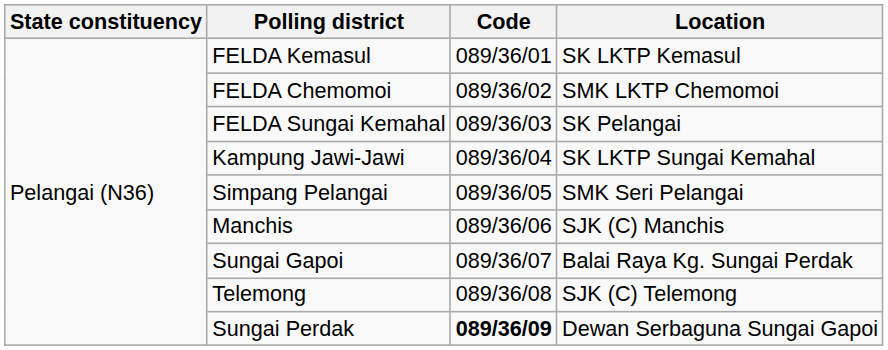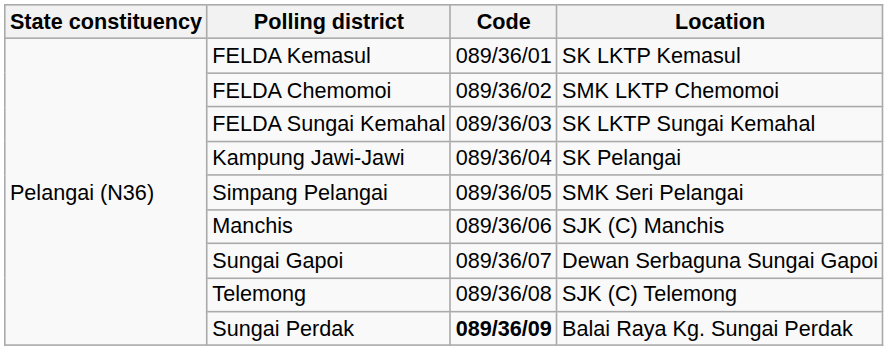(622, 124) SK Pelangai -> (689, 124) SK LKTP Sungai Kemahal
(689, 158) SK LKTP Sungai Kemahal -> (622, 158) SK Pelangai
(707, 260) Balai Raya Kg. Sungai Perdak -> (720, 260) Dewan Serbaguna Sungai Gapoi
(720, 328) Dewan Serbaguna Sungai Gapoi -> (707, 328) Balai Raya Kg. Sungai Perdak
